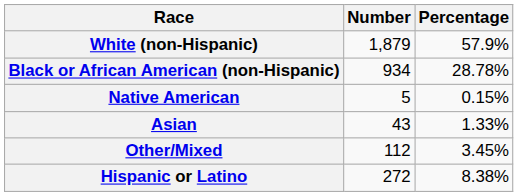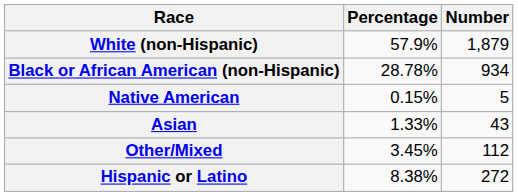columns swapped: (379, 17) <-> (464, 17)
